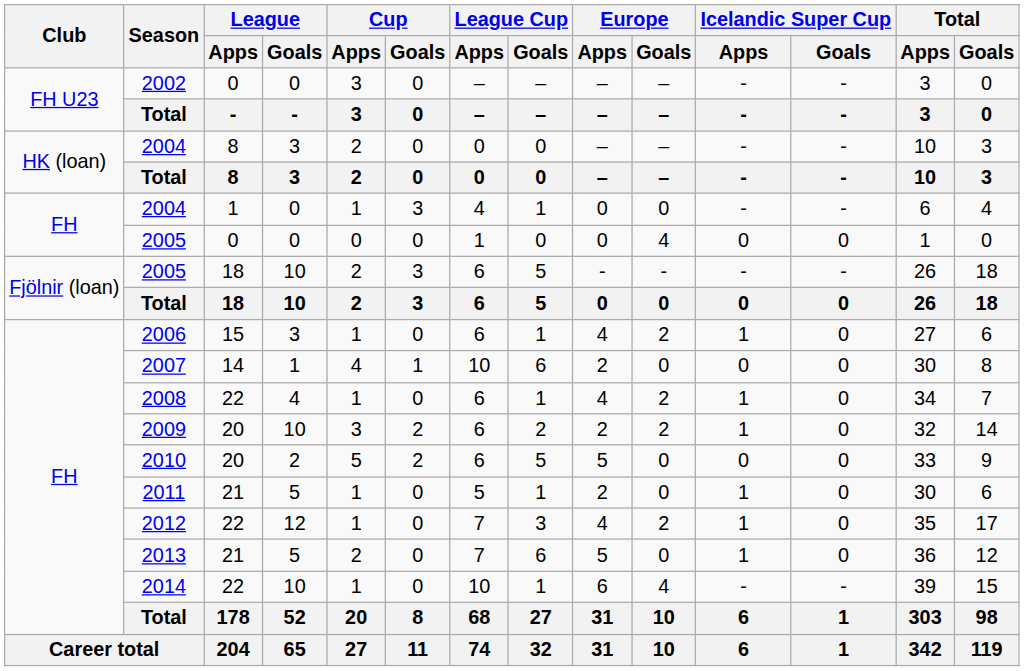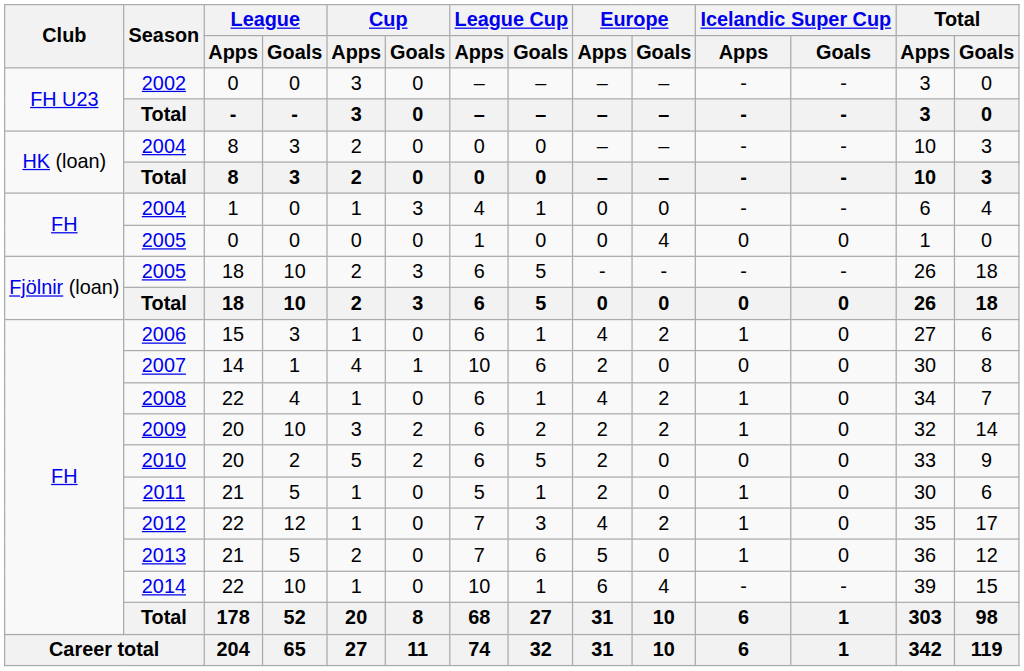(602, 460) 5 -> (602, 460) 2
